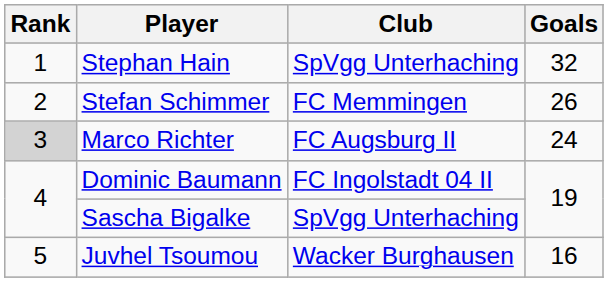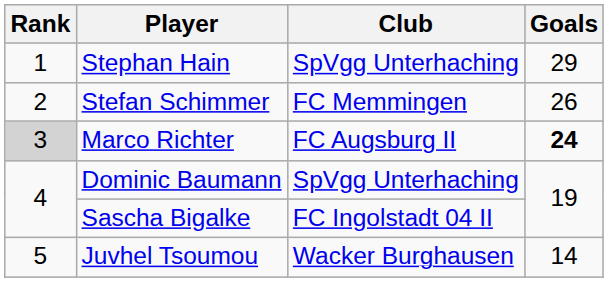(564, 62) 32 -> (564, 62) 29
(564, 140) normal -> (564, 140) bold
(393, 179) FC Ingolstadt 04 II -> (406, 179) SpVgg Unterhaching
(406, 218) SpVgg Unterhaching -> (393, 218) FC Ingolstadt 04 II
(564, 256) 16 -> (564, 256) 14
